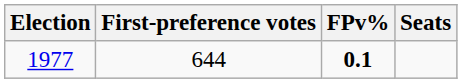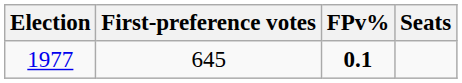(209, 59) 644 -> (209, 59) 645
